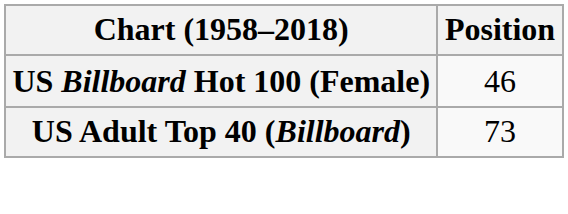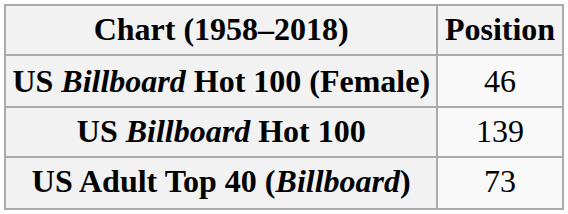+ row: (221, 131)
